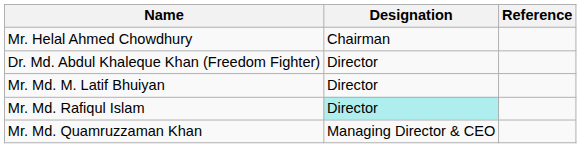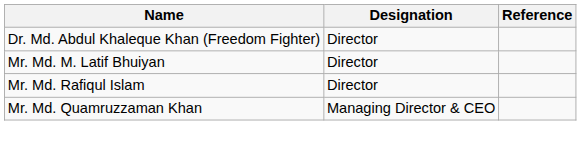- row: (100, 39)
(352, 108) paleturquoise background -> (352, 85) no background
